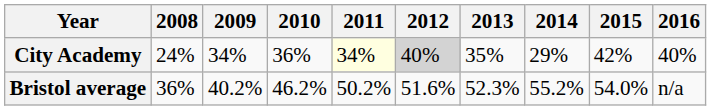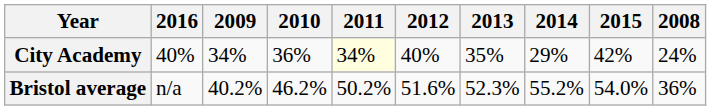columns swapped: (177, 21) <-> (679, 21)
(420, 54) lightgrey background -> (420, 54) no background
